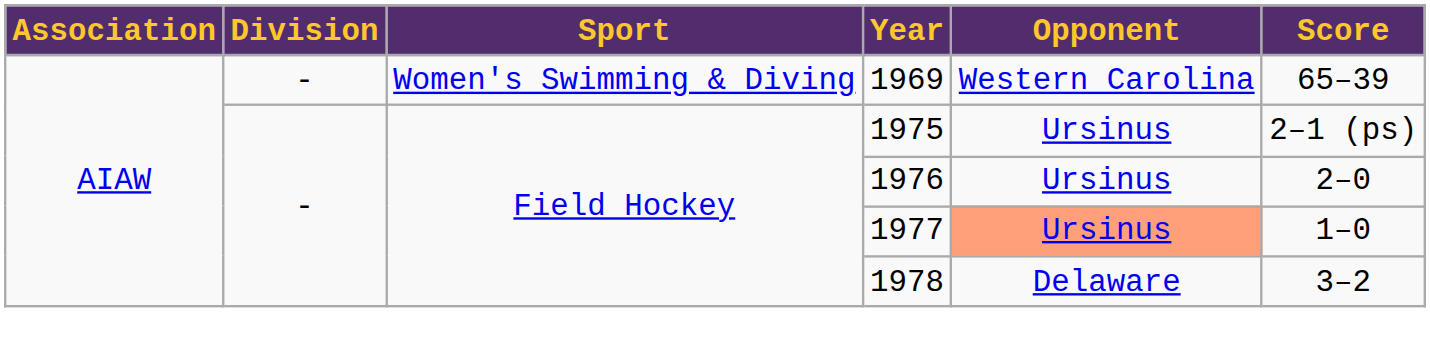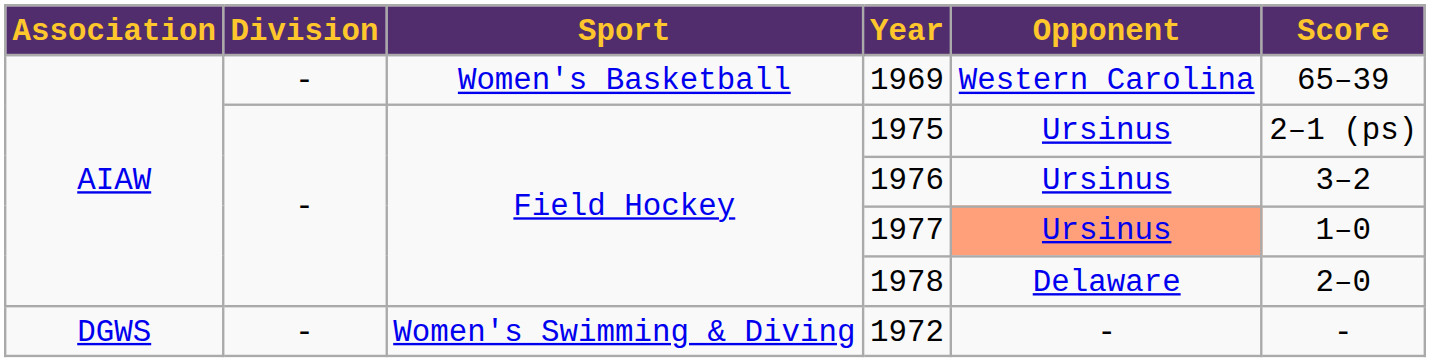(624, 81) Women's Swimming & Diving -> (624, 81) Women's Basketball
(1343, 181) 2–0 -> (1343, 181) 3–2
(1343, 281) 3–2 -> (1343, 281) 2–0
+ row: (907, 332)
